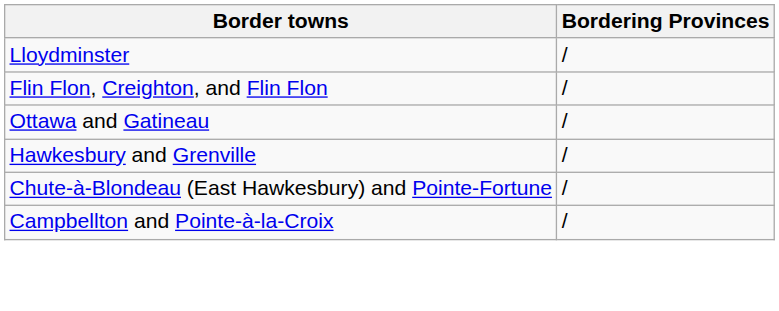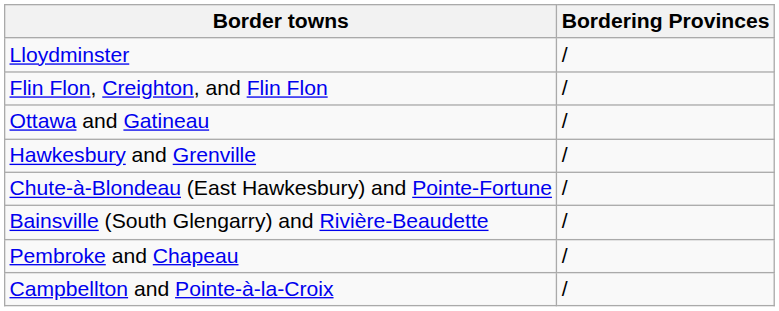+ row: (249, 222)
+ row: (124, 255)
